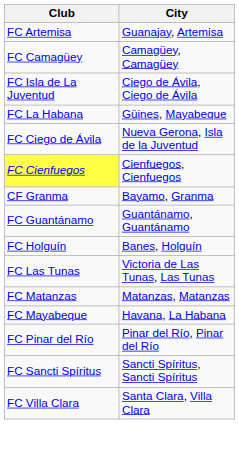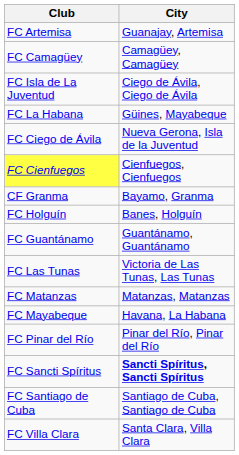rows swapped: (50, 221) <-> (37, 246)
(161, 371) normal -> (164, 371) bold
+ row: (48, 403)
